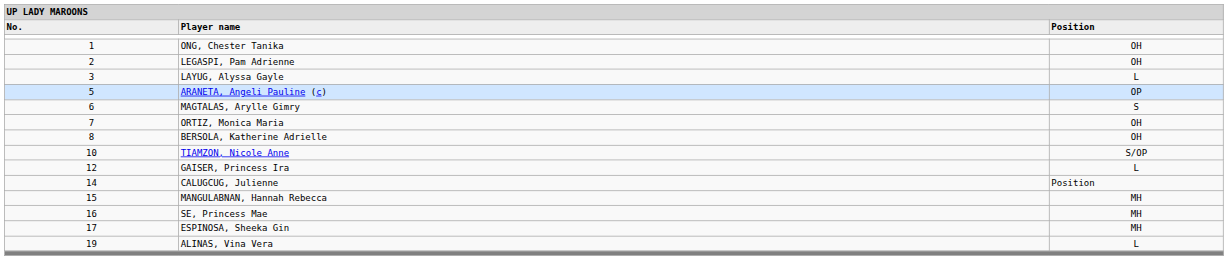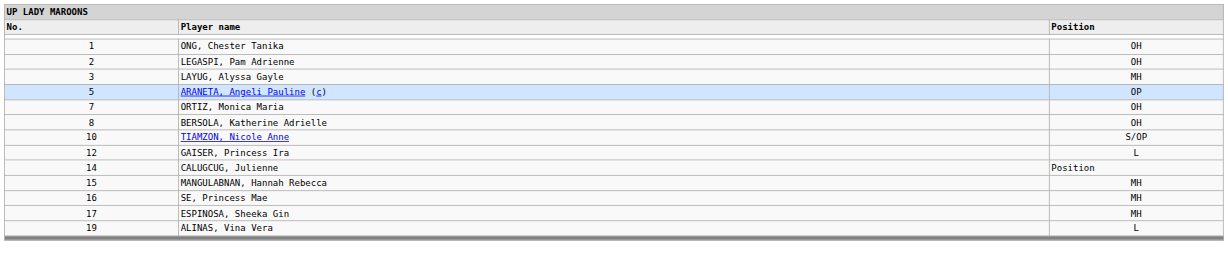(1136, 77) L -> (1136, 77) MH
- row: (91, 107)
